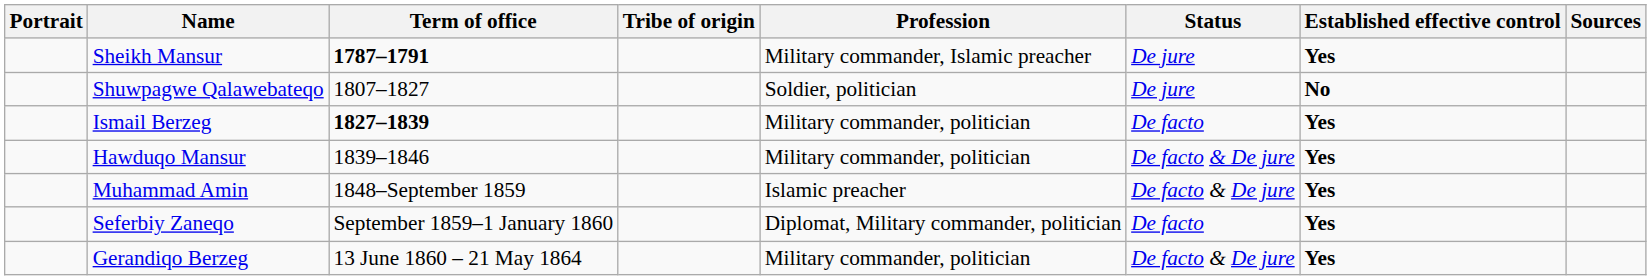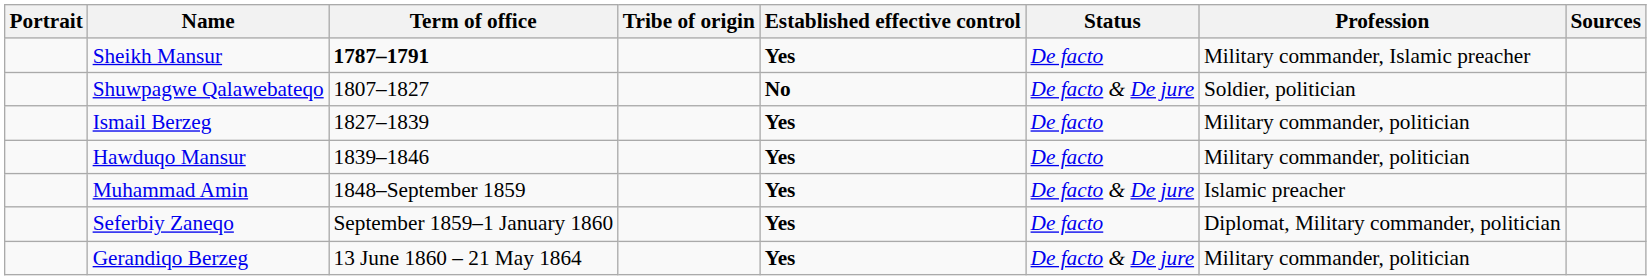columns swapped: (943, 21) <-> (1433, 21)
(1163, 55) De jure -> (1067, 55) De facto
(1163, 88) De jure -> (1112, 88) De facto & De jure
(381, 122) bold -> (381, 122) normal
(1213, 156) De facto & De jure -> (1067, 156) De facto
